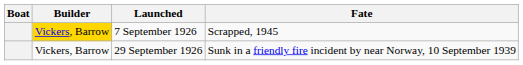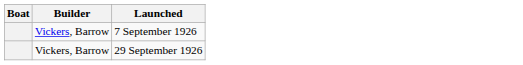- column: (362, 13)
(72, 31) gold background -> (72, 31) no background
